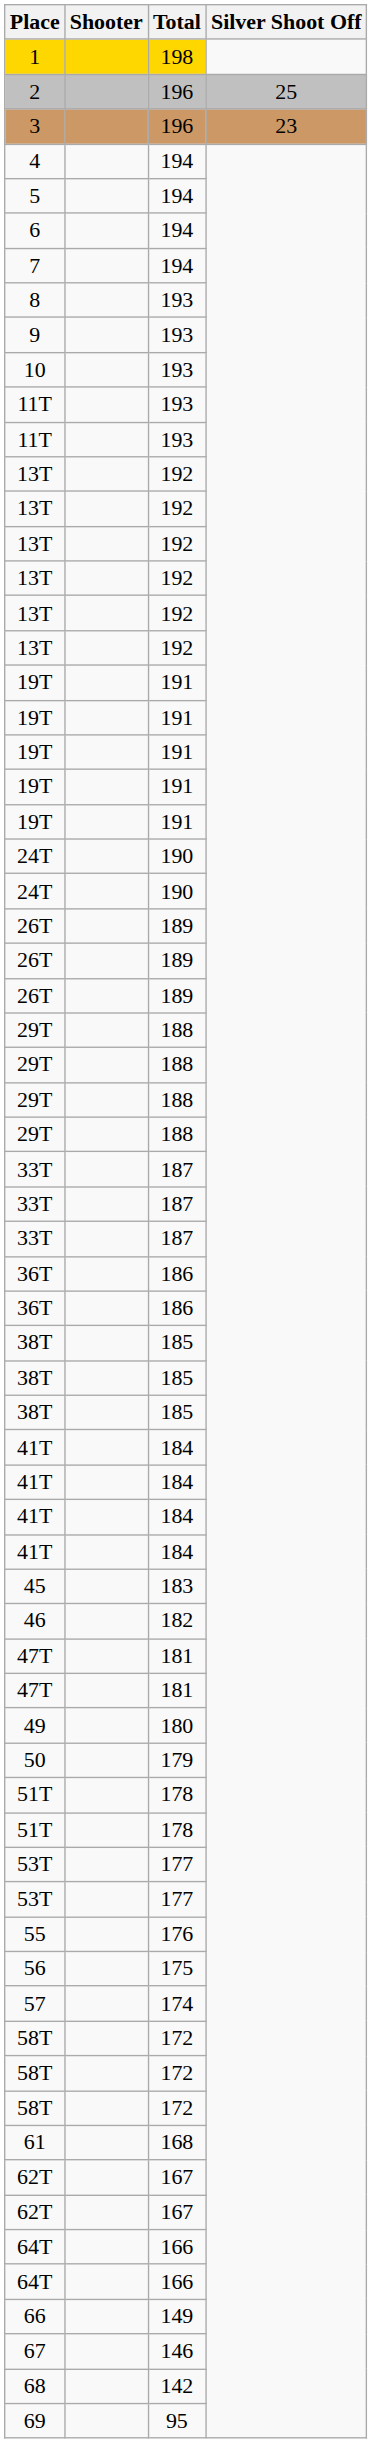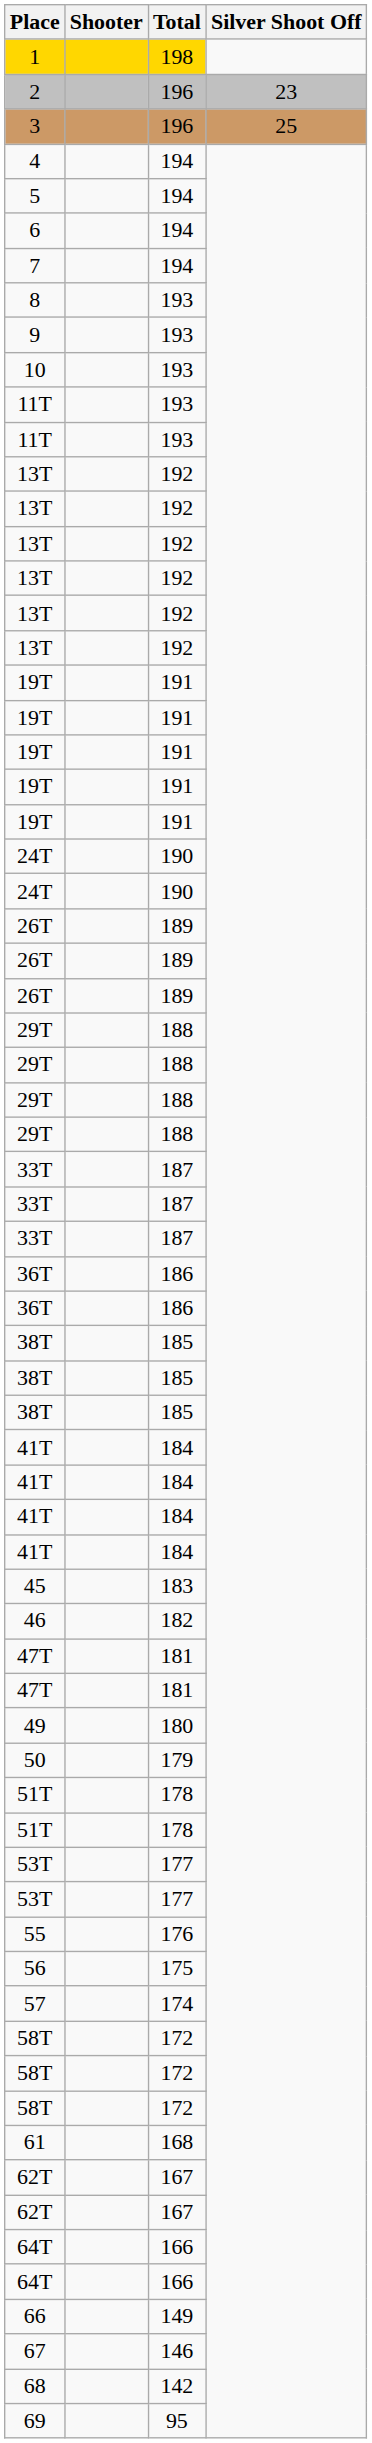(286, 91) 25 -> (286, 91) 23
(286, 126) 23 -> (286, 126) 25
